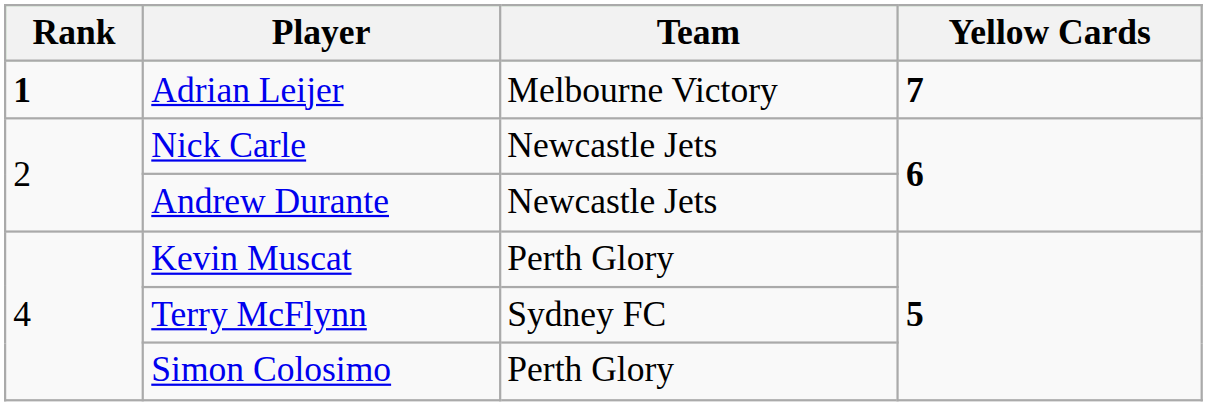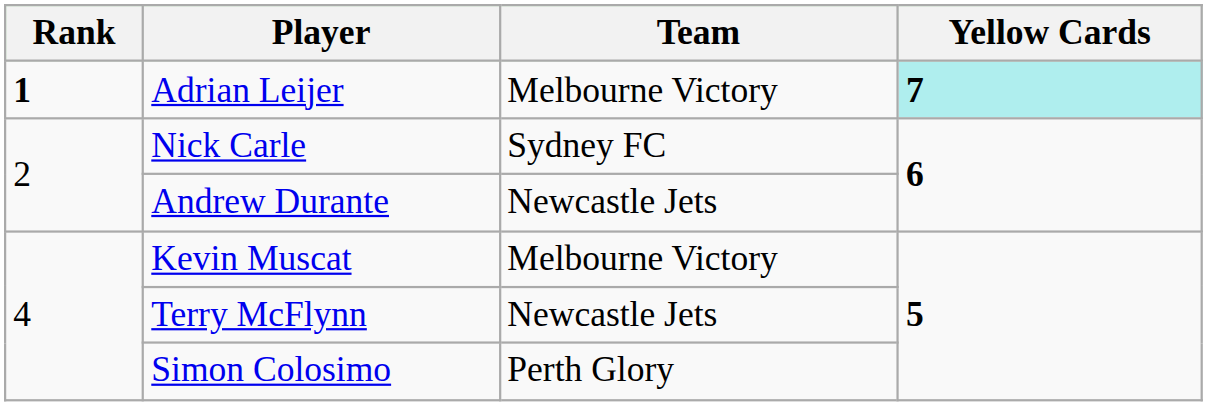(915, 88) no background -> (915, 88) paleturquoise background
(612, 145) Newcastle Jets -> (587, 145) Sydney FC
(591, 257) Perth Glory -> (643, 257) Melbourne Victory
(587, 314) Sydney FC -> (612, 314) Newcastle Jets
